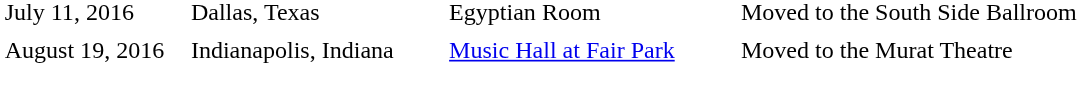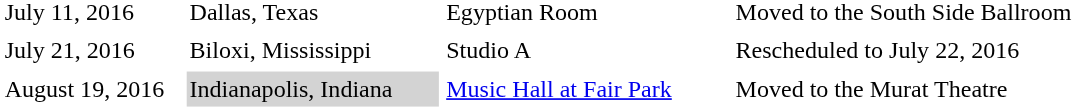+ row: (70, 50)
(292, 50) no background -> (291, 88) lightgrey background
